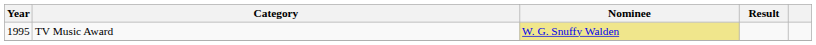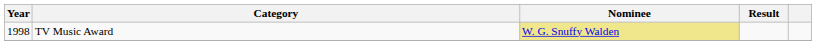(18, 31) 1995 -> (18, 31) 1998
